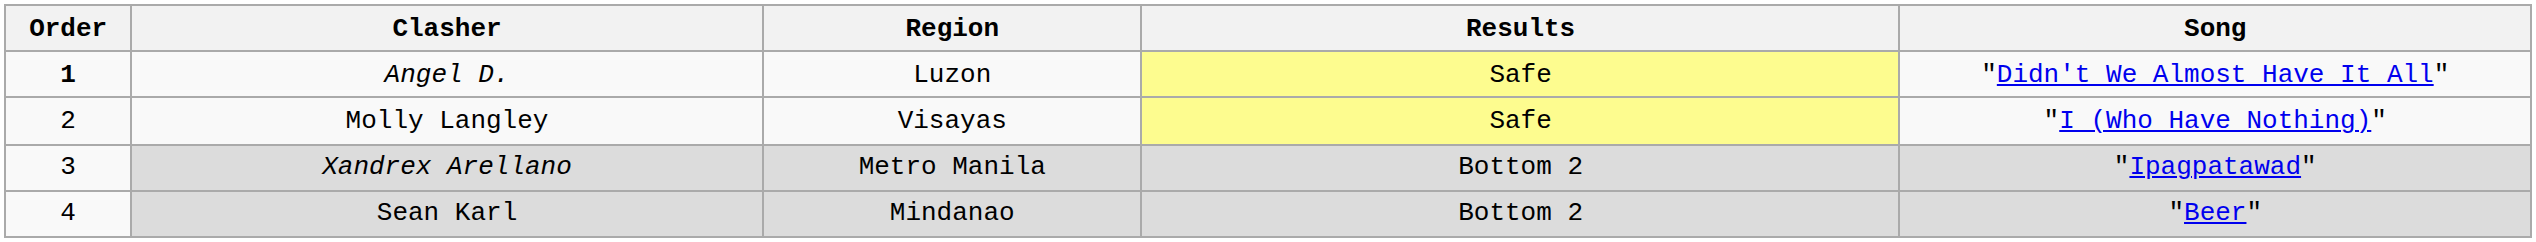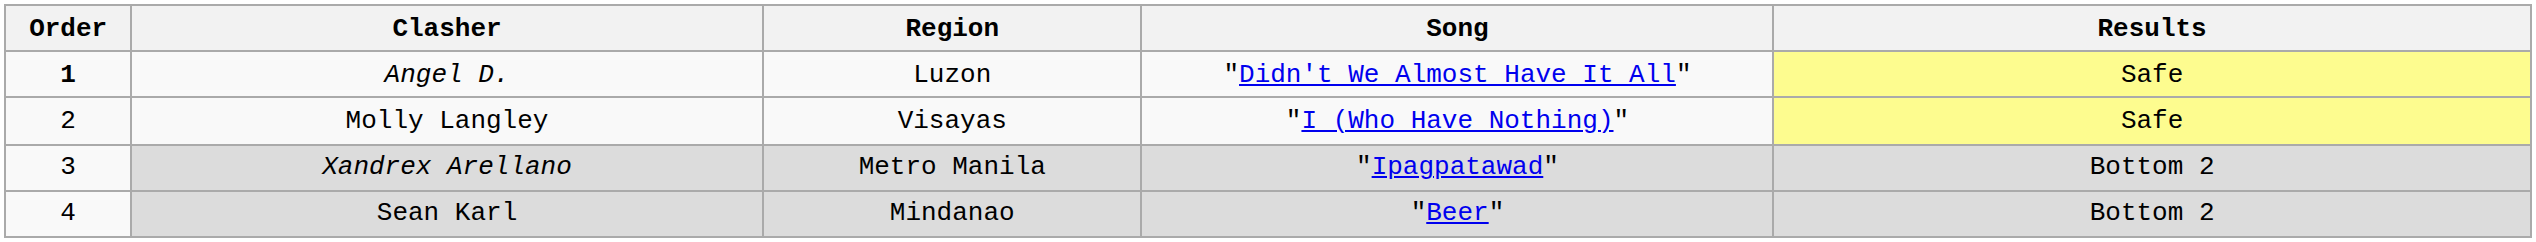columns swapped: (2215, 28) <-> (1521, 28)
